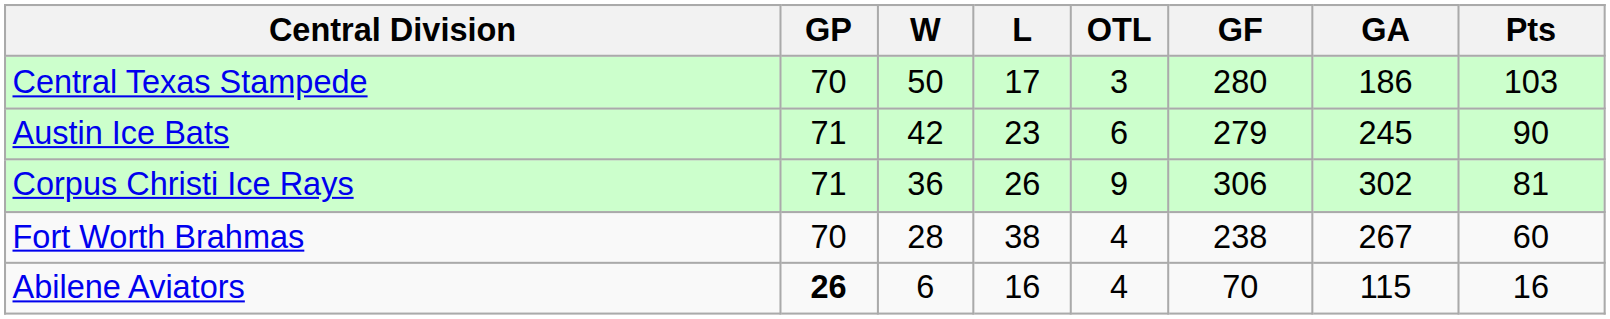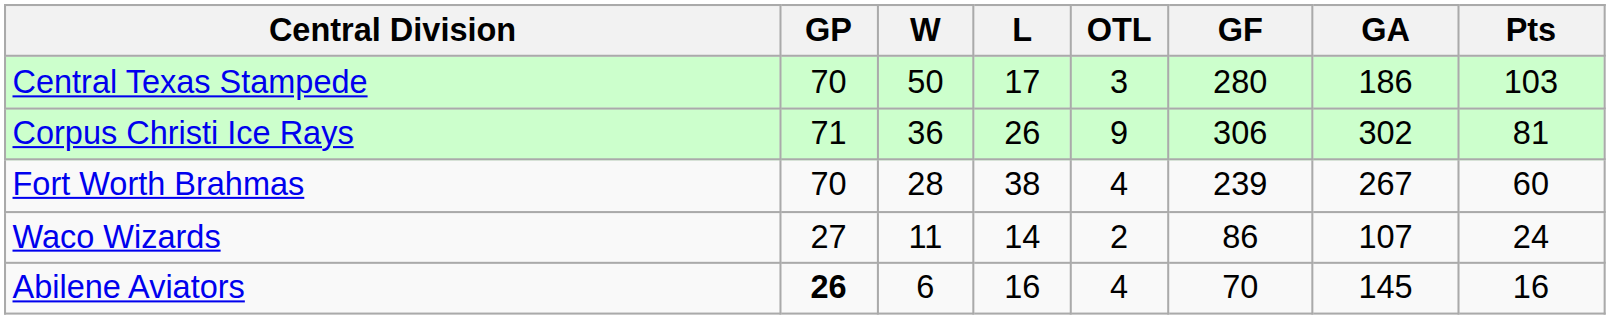- row: (121, 133)
(1240, 236) 238 -> (1240, 184) 239
+ row: (117, 236)
(1386, 287) 115 -> (1386, 287) 145
